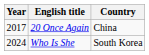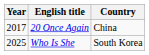(16, 43) 2024 -> (16, 43) 2025
